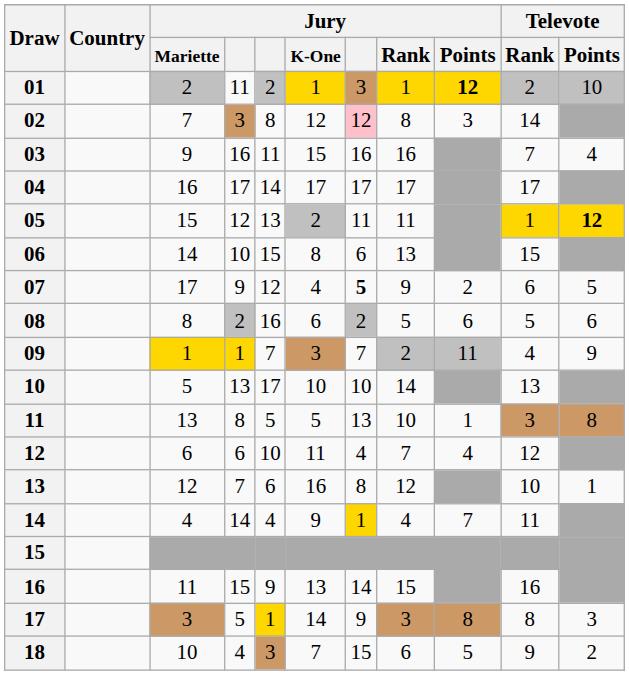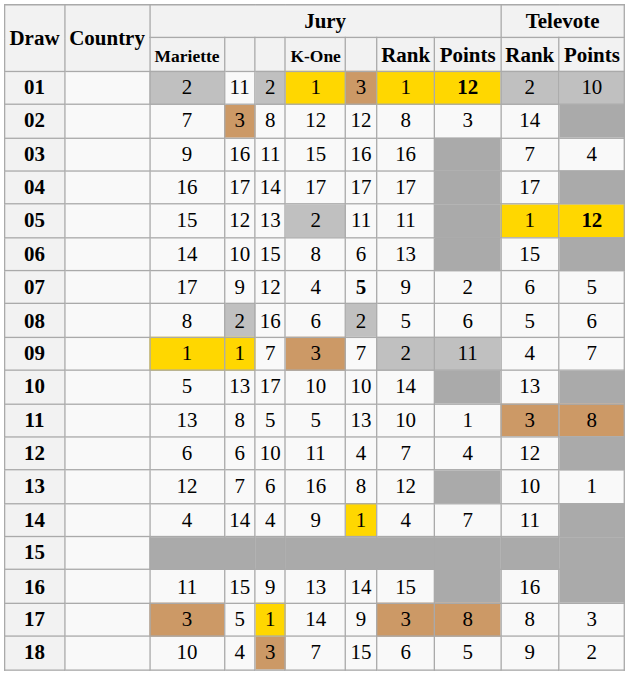(361, 120) pink background -> (361, 120) no background
(592, 353) 9 -> (592, 353) 7
